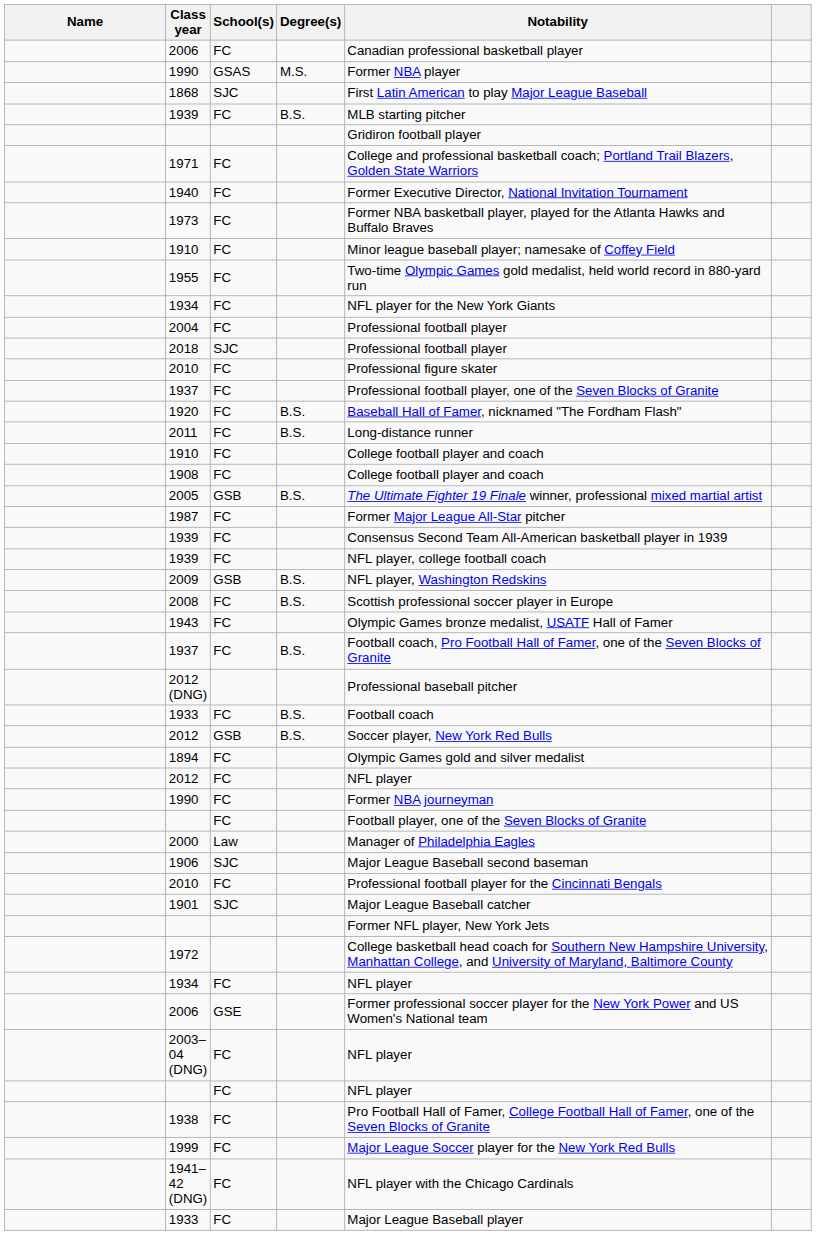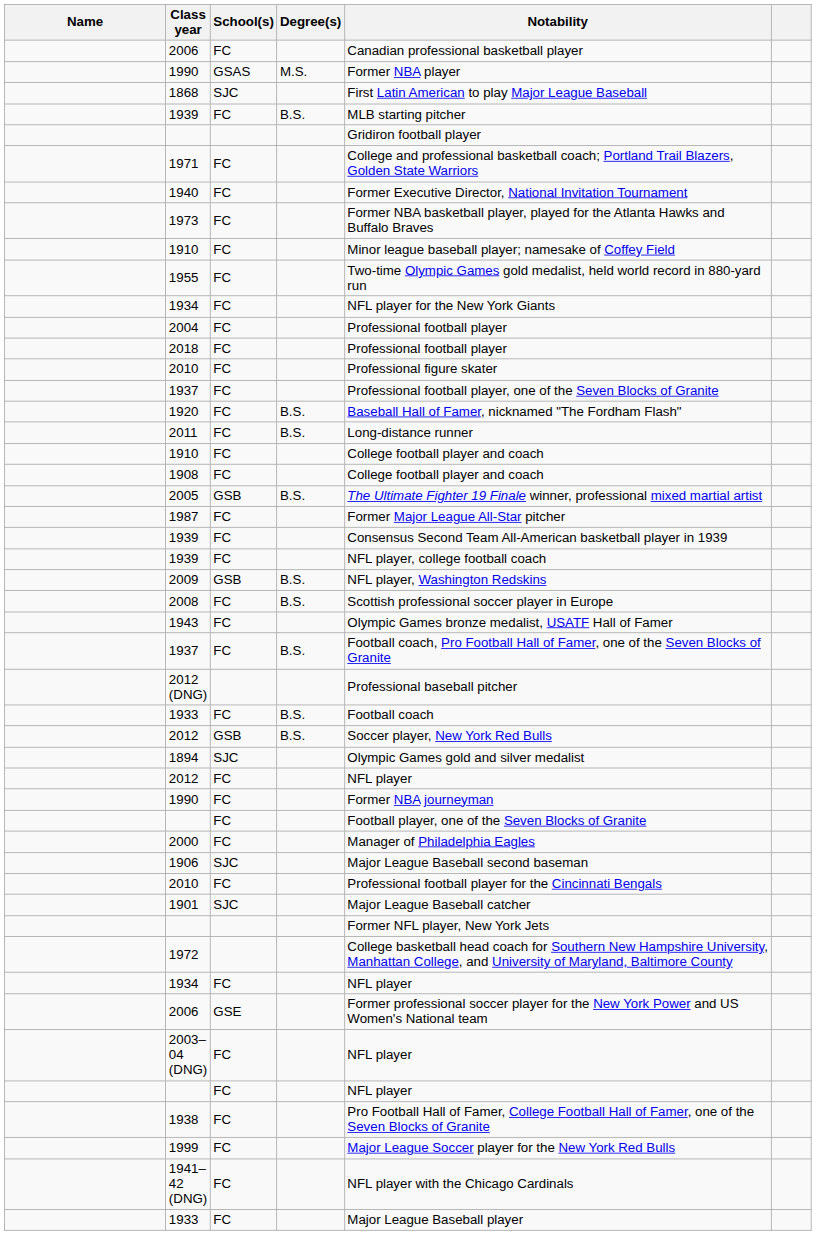(226, 348) SJC -> (222, 348) FC
(222, 757) FC -> (226, 757) SJC
(226, 841) Law -> (222, 841) FC
